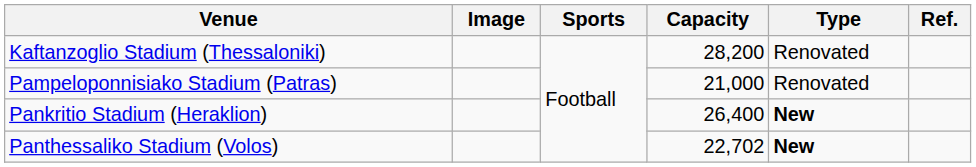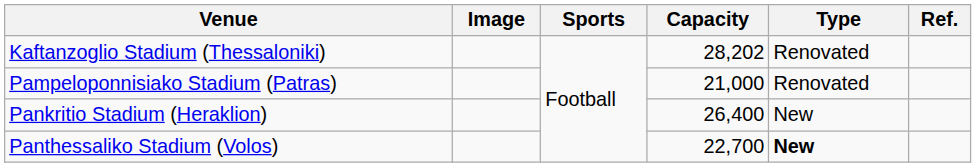(734, 51) 28,200 -> (734, 51) 28,202
(794, 114) bold -> (793, 114) normal
(734, 146) 22,702 -> (734, 146) 22,700
